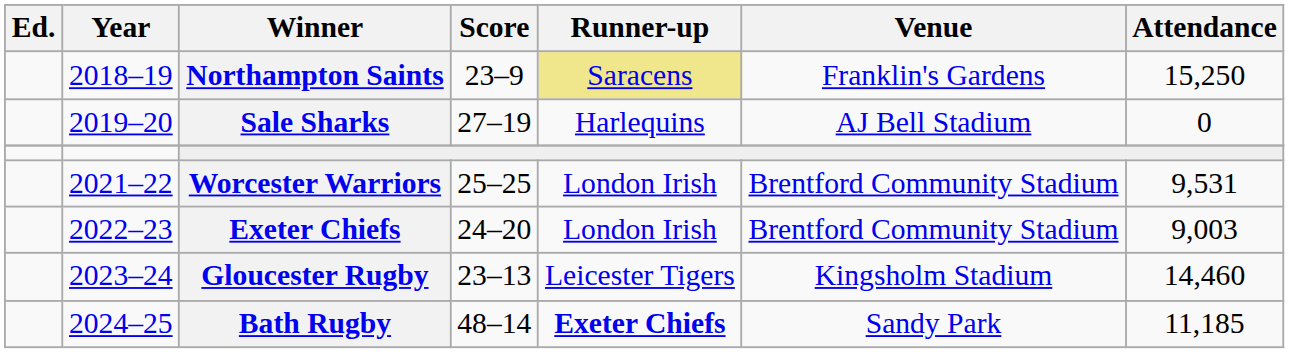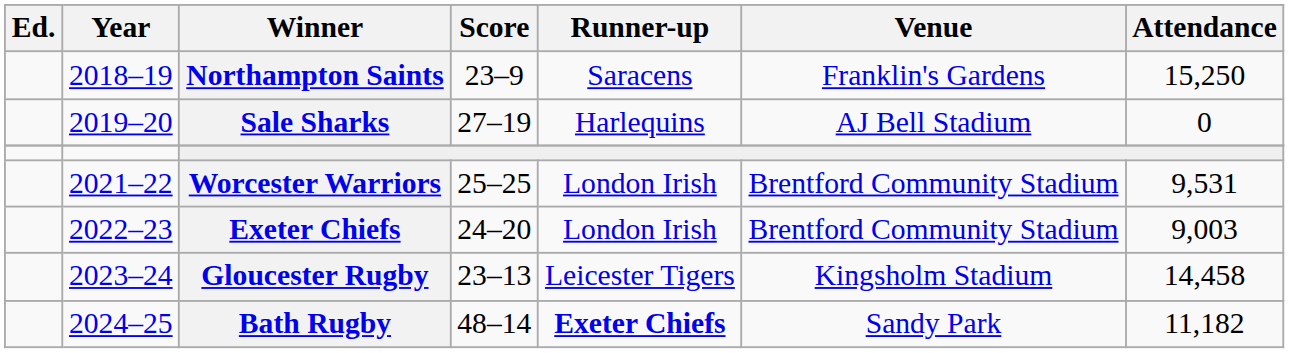(640, 74) khaki background -> (640, 74) no background
(1205, 276) 14,460 -> (1205, 276) 14,458
(1205, 323) 11,185 -> (1205, 323) 11,182
